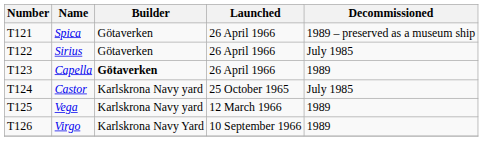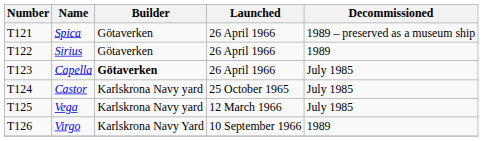(330, 51) July 1985 -> (319, 51) 1989
(319, 70) 1989 -> (330, 70) July 1985
(319, 107) 1989 -> (330, 107) July 1985
